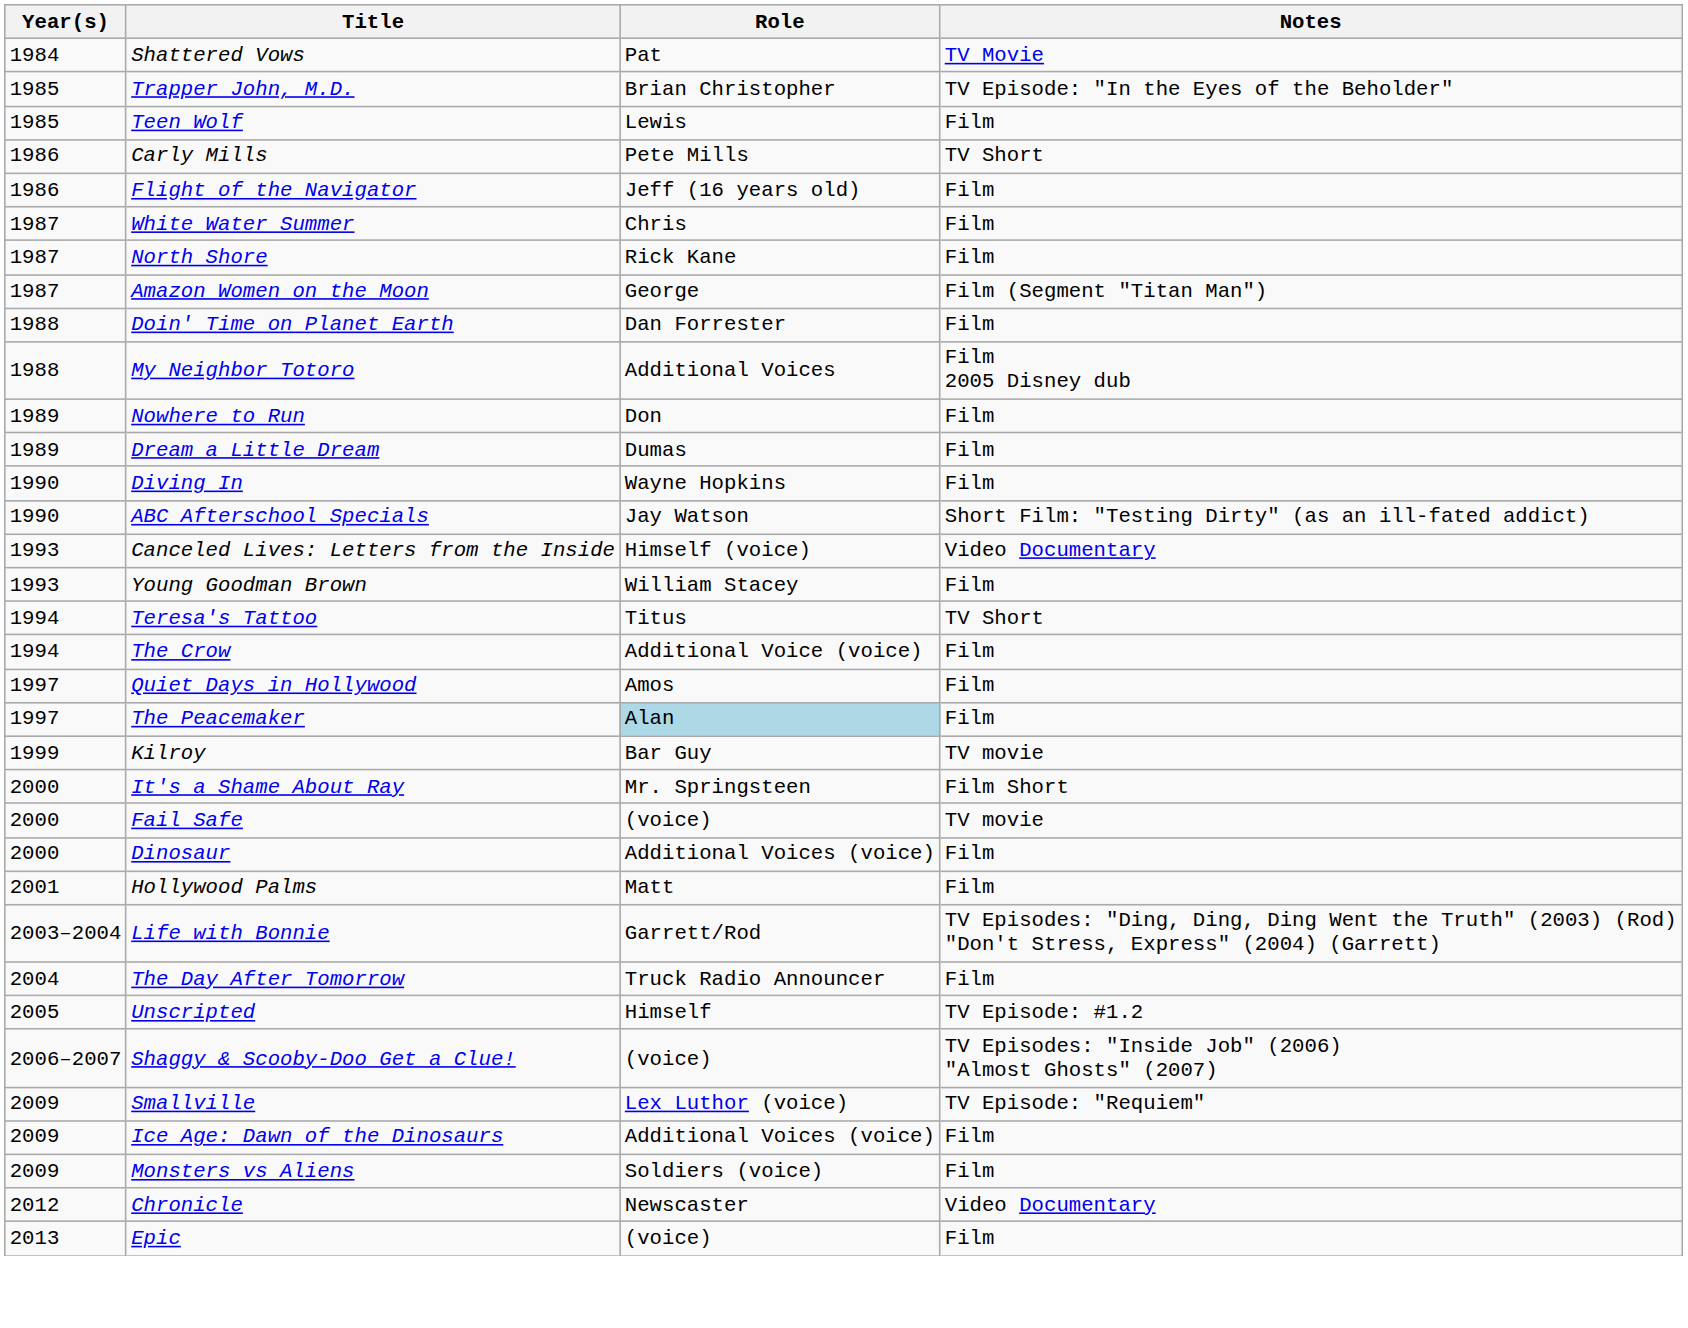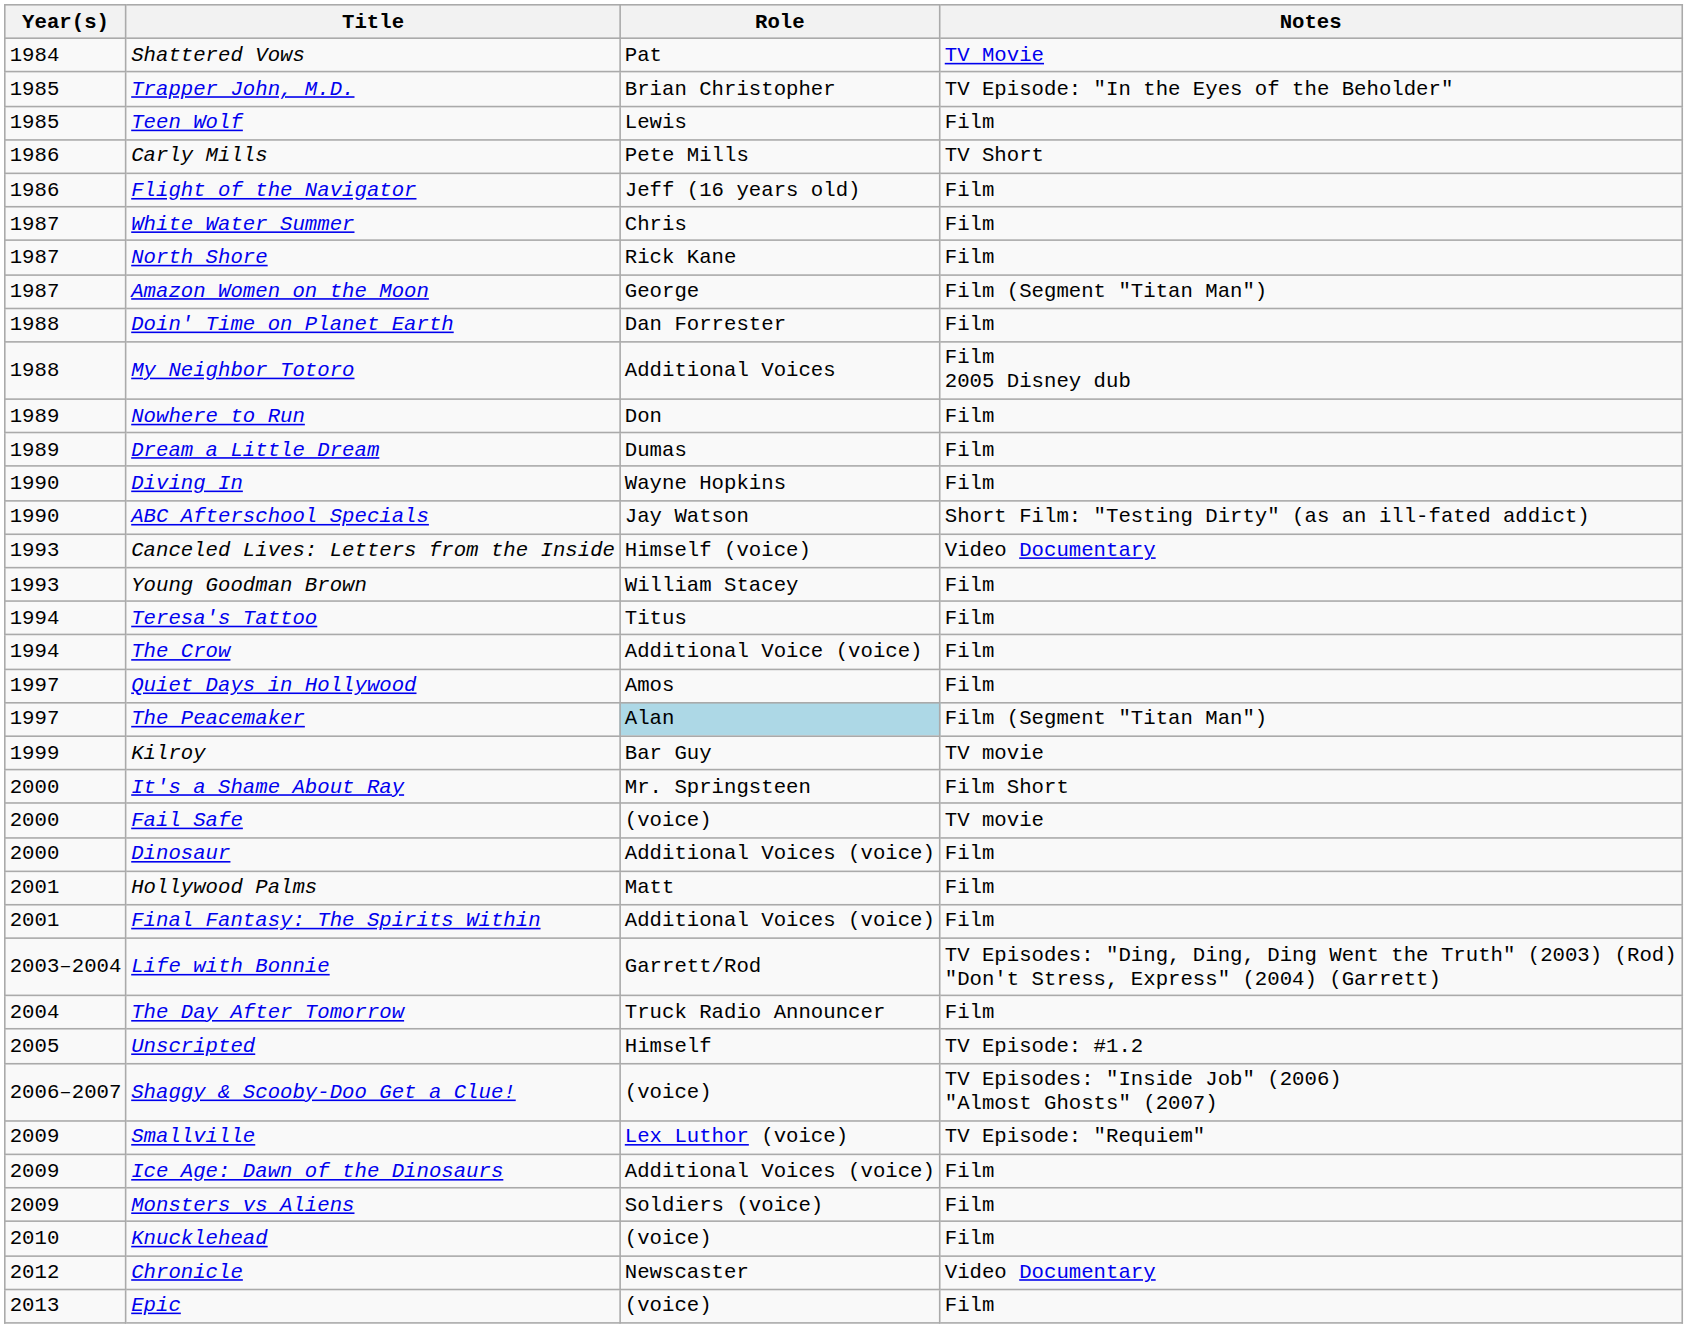(994, 618) TV Short -> (970, 618) Film
(970, 719) Film -> (1106, 719) Film (Segment "Titan Man")
+ row: (336, 921)
+ row: (199, 1239)
